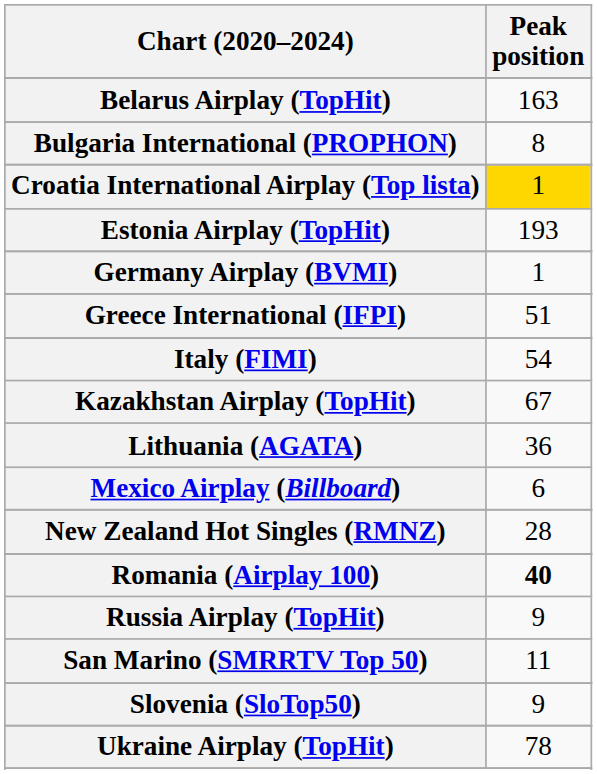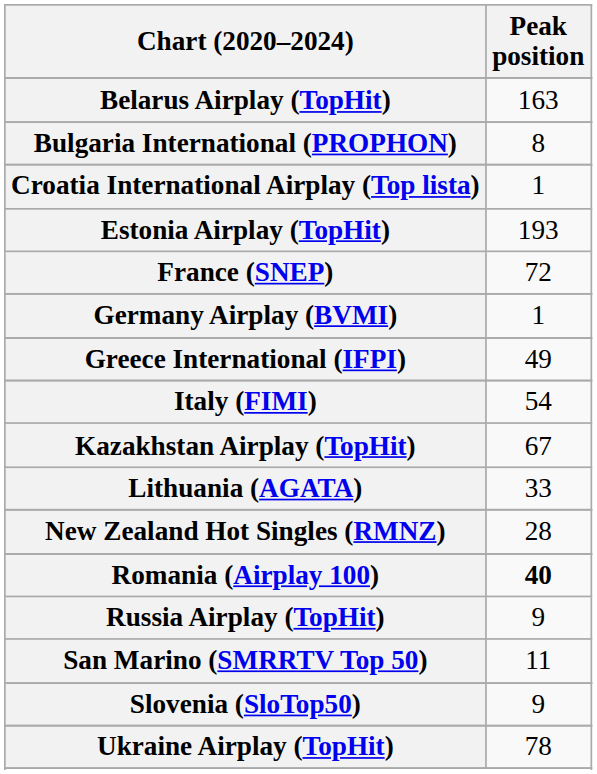(538, 186) gold background -> (538, 186) no background
+ row: (245, 272)
(538, 315) 51 -> (538, 358) 49
(538, 444) 36 -> (538, 488) 33
- row: (245, 488)
